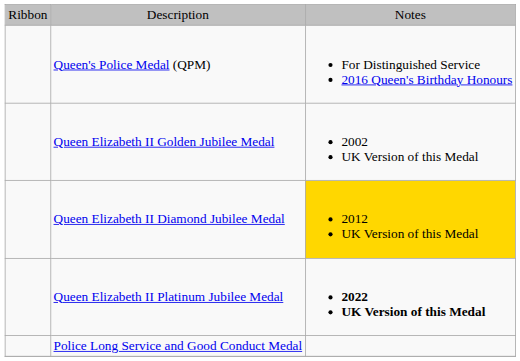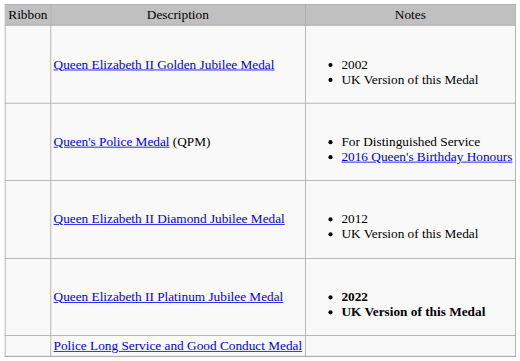rows swapped: (132, 64) <-> (164, 141)
(410, 227) gold background -> (410, 227) no background
